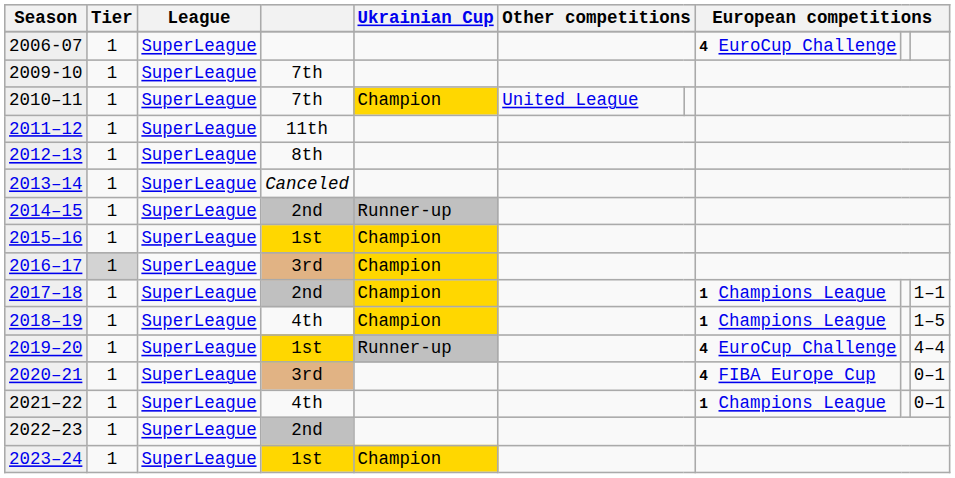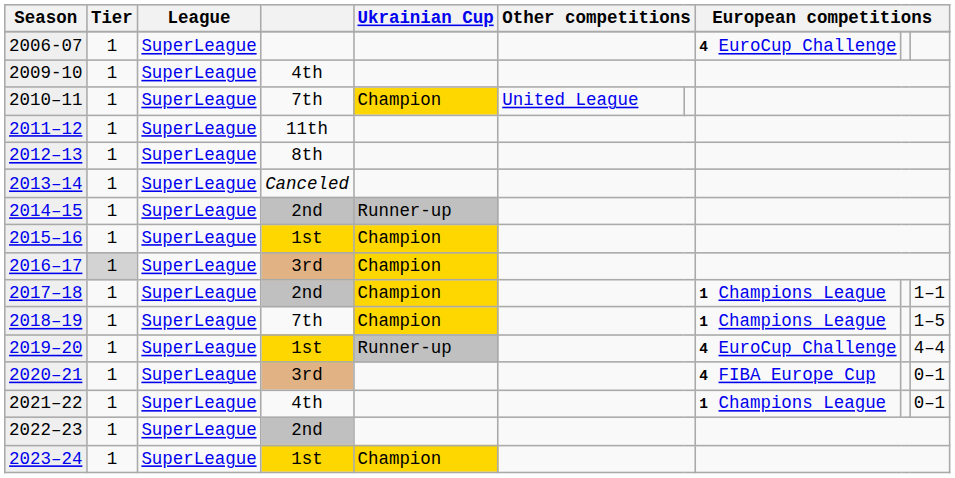(307, 74) 7th -> (307, 74) 4th
(307, 321) 4th -> (307, 321) 7th
